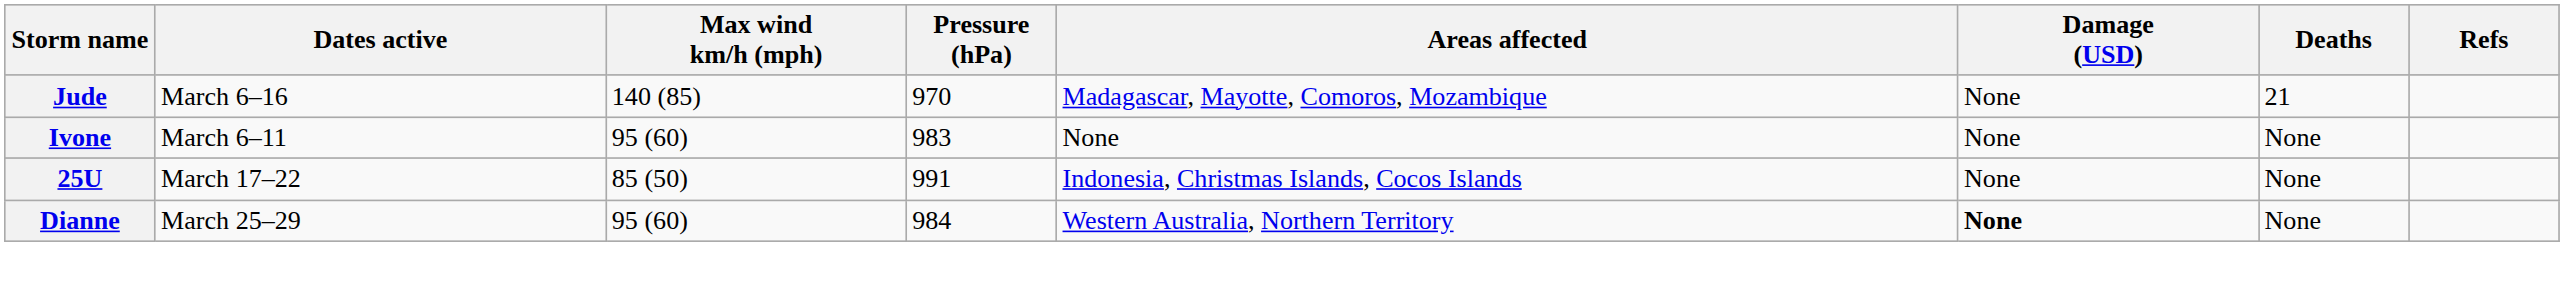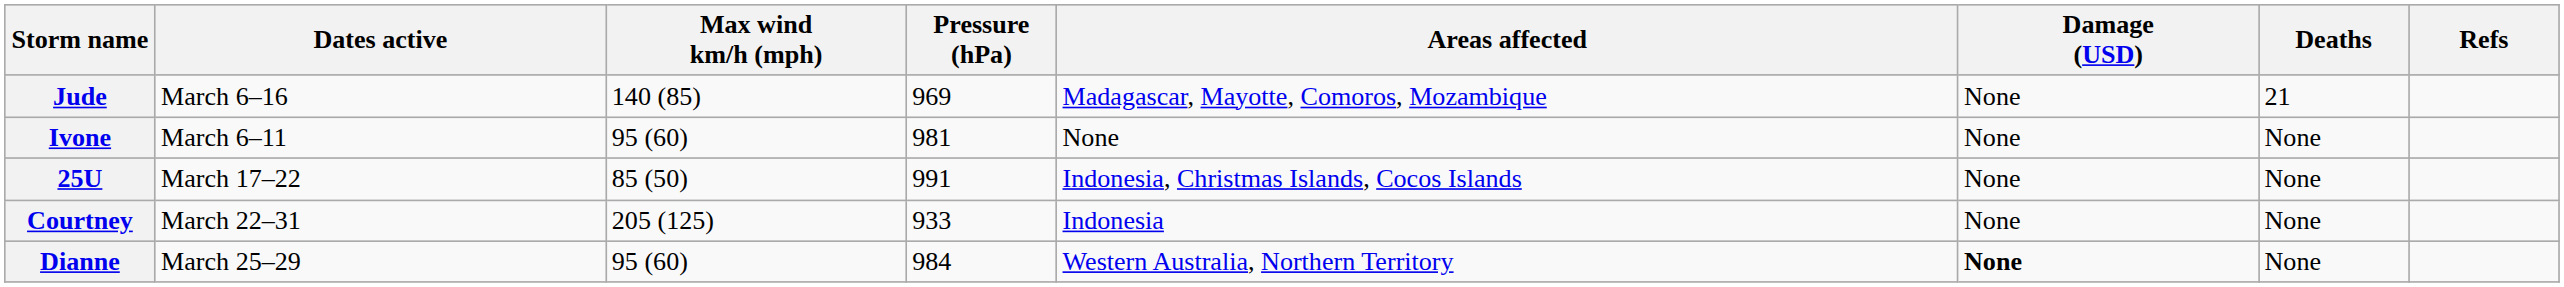(932, 95) 970 -> (932, 95) 969
(932, 137) 983 -> (932, 137) 981
+ row: (80, 219)
